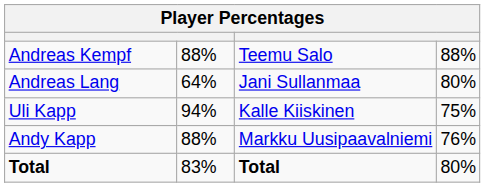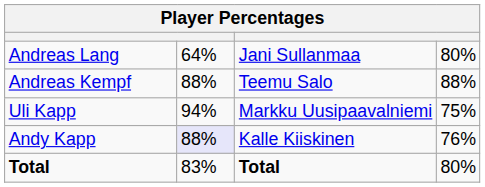rows swapped: (70, 54) <-> (64, 83)
(297, 111) Kalle Kiiskinen -> (336, 111) Markku Uusipaavalniemi
(199, 139) no background -> (199, 139) lavender background
(336, 139) Markku Uusipaavalniemi -> (297, 139) Kalle Kiiskinen
